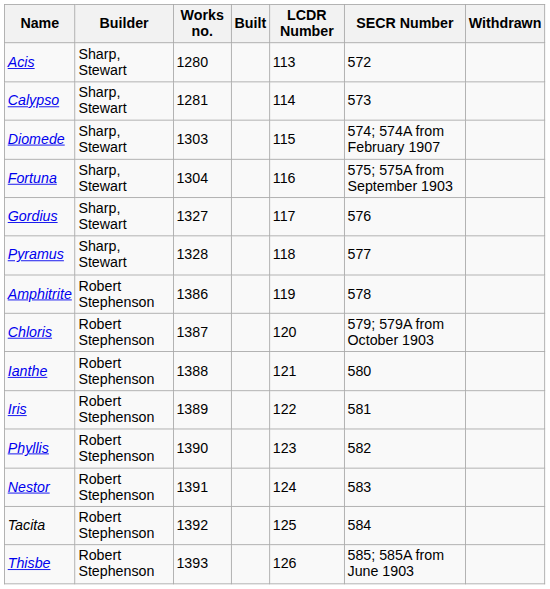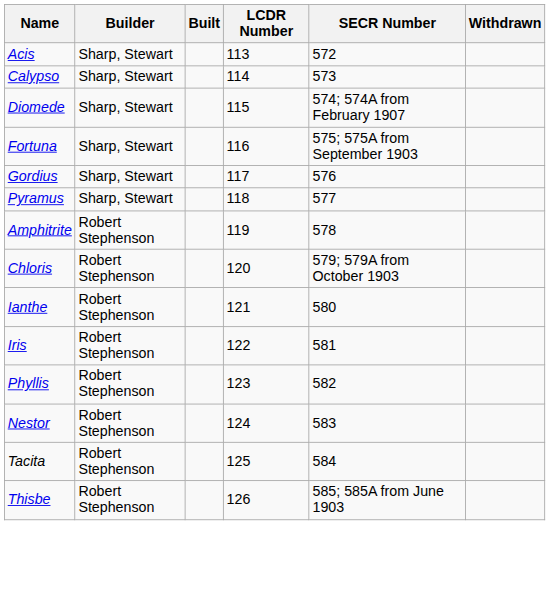- column: (202, 23)
